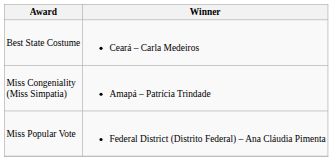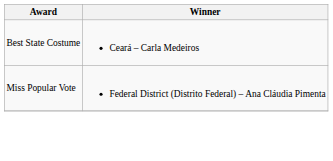- row: (41, 88)
